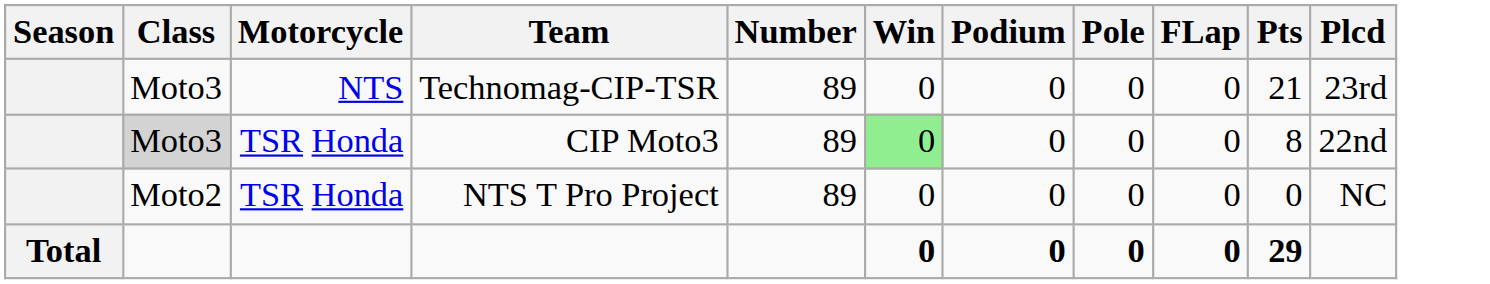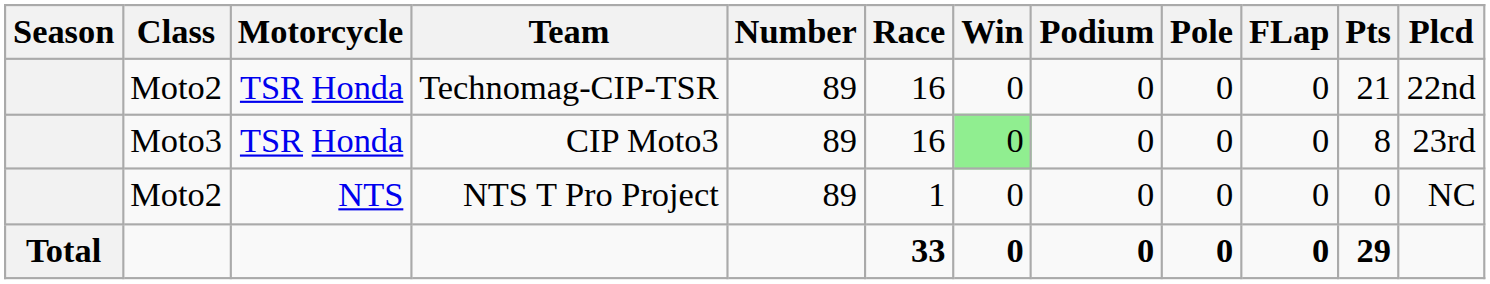+ column: (909, 31)
(176, 86) Moto3 -> (176, 86) Moto2
(371, 86) NTS -> (322, 86) TSR Honda
(1356, 86) 23rd -> (1441, 86) 22nd
(176, 140) lightgrey background -> (176, 140) no background
(1353, 140) 22nd -> (1444, 140) 23rd
(322, 195) TSR Honda -> (371, 195) NTS
